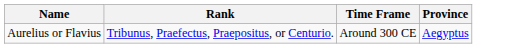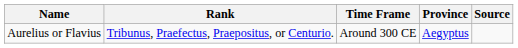+ column: (492, 14)
